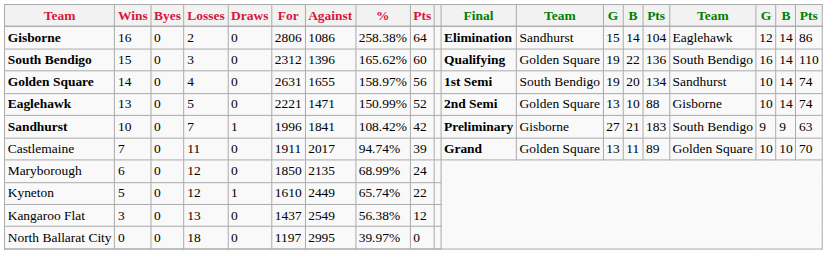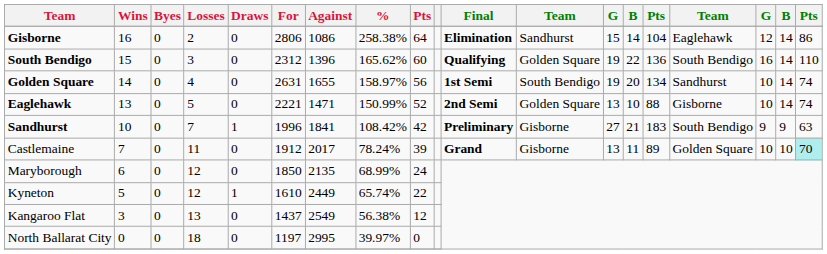(288, 148) 1911 -> (288, 148) 1912
(379, 148) 94.74% -> (379, 148) 78.24%
(560, 148) Golden Square -> (544, 148) Gisborne
(806, 148) no background -> (806, 148) paleturquoise background
